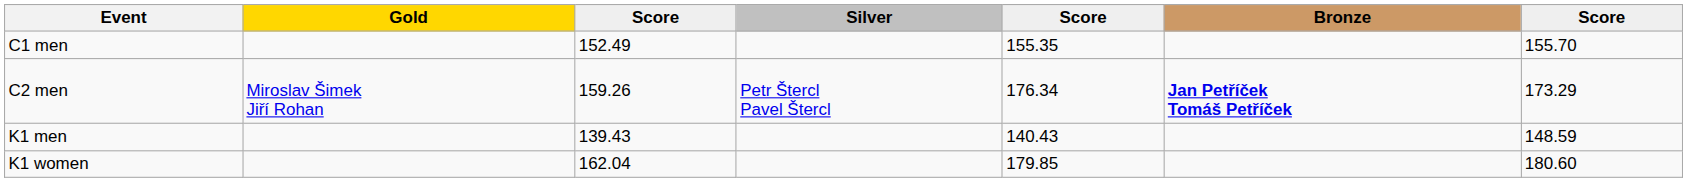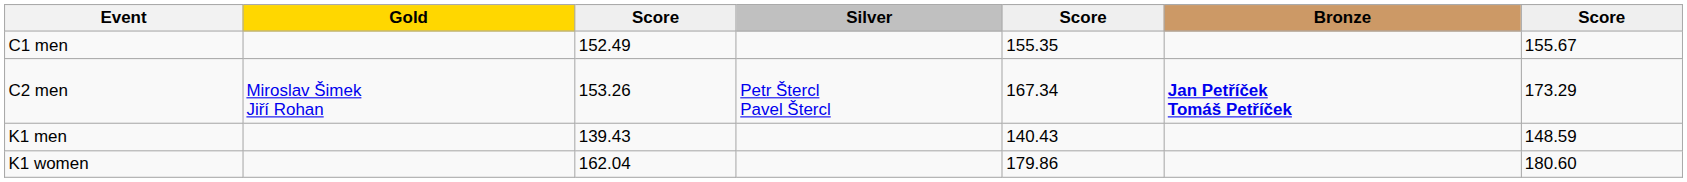(1551, 44) 155.70 -> (1551, 44) 155.67
(605, 90) 159.26 -> (605, 90) 153.26
(1032, 90) 176.34 -> (1032, 90) 167.34
(1032, 163) 179.85 -> (1032, 163) 179.86
